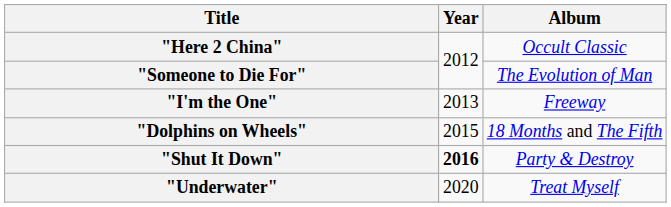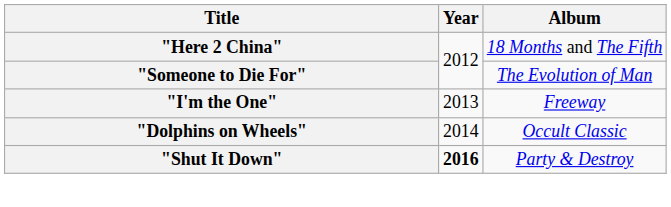(575, 46) Occult Classic -> (575, 46) 18 Months and The Fifth
(461, 131) 2015 -> (461, 131) 2014
(575, 131) 18 Months and The Fifth -> (575, 131) Occult Classic
- row: (222, 187)
